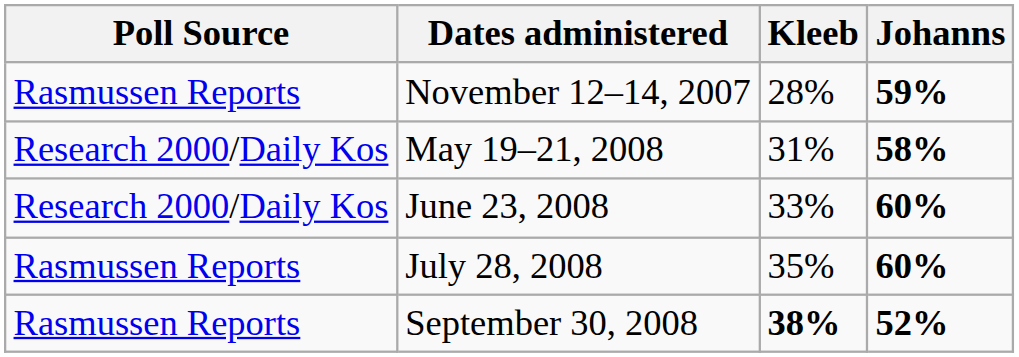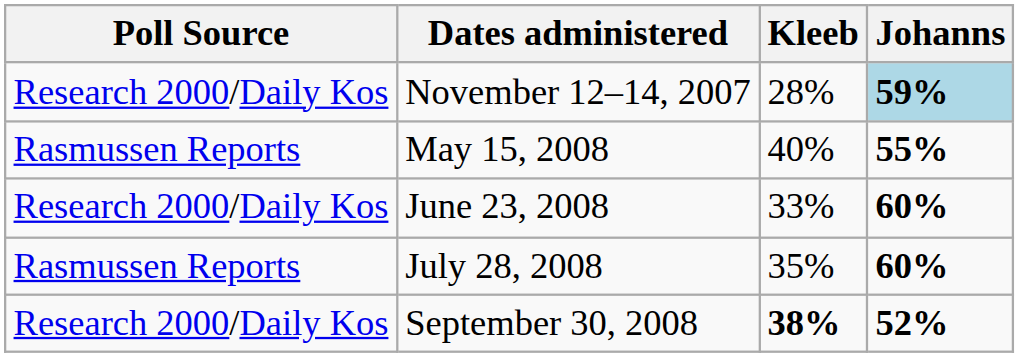(157, 91) Rasmussen Reports -> (201, 91) Research 2000/Daily Kos
(912, 91) no background -> (912, 91) lightblue background
+ row: (507, 149)
- row: (534, 149)
(157, 322) Rasmussen Reports -> (201, 322) Research 2000/Daily Kos
